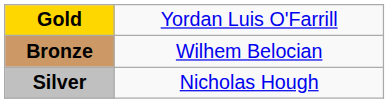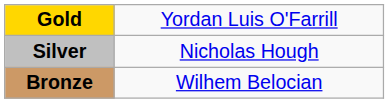rows swapped: (60, 82) <-> (60, 51)
